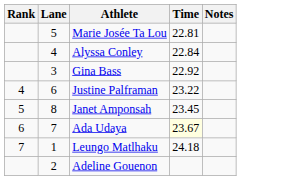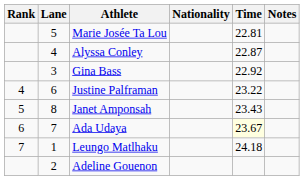+ column: (201, 14)
(186, 52) 22.84 -> (249, 52) 22.87
(186, 109) 23.45 -> (249, 109) 23.43
